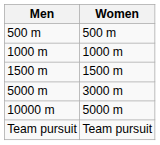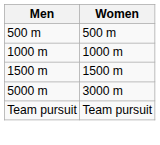- row: (31, 110)
